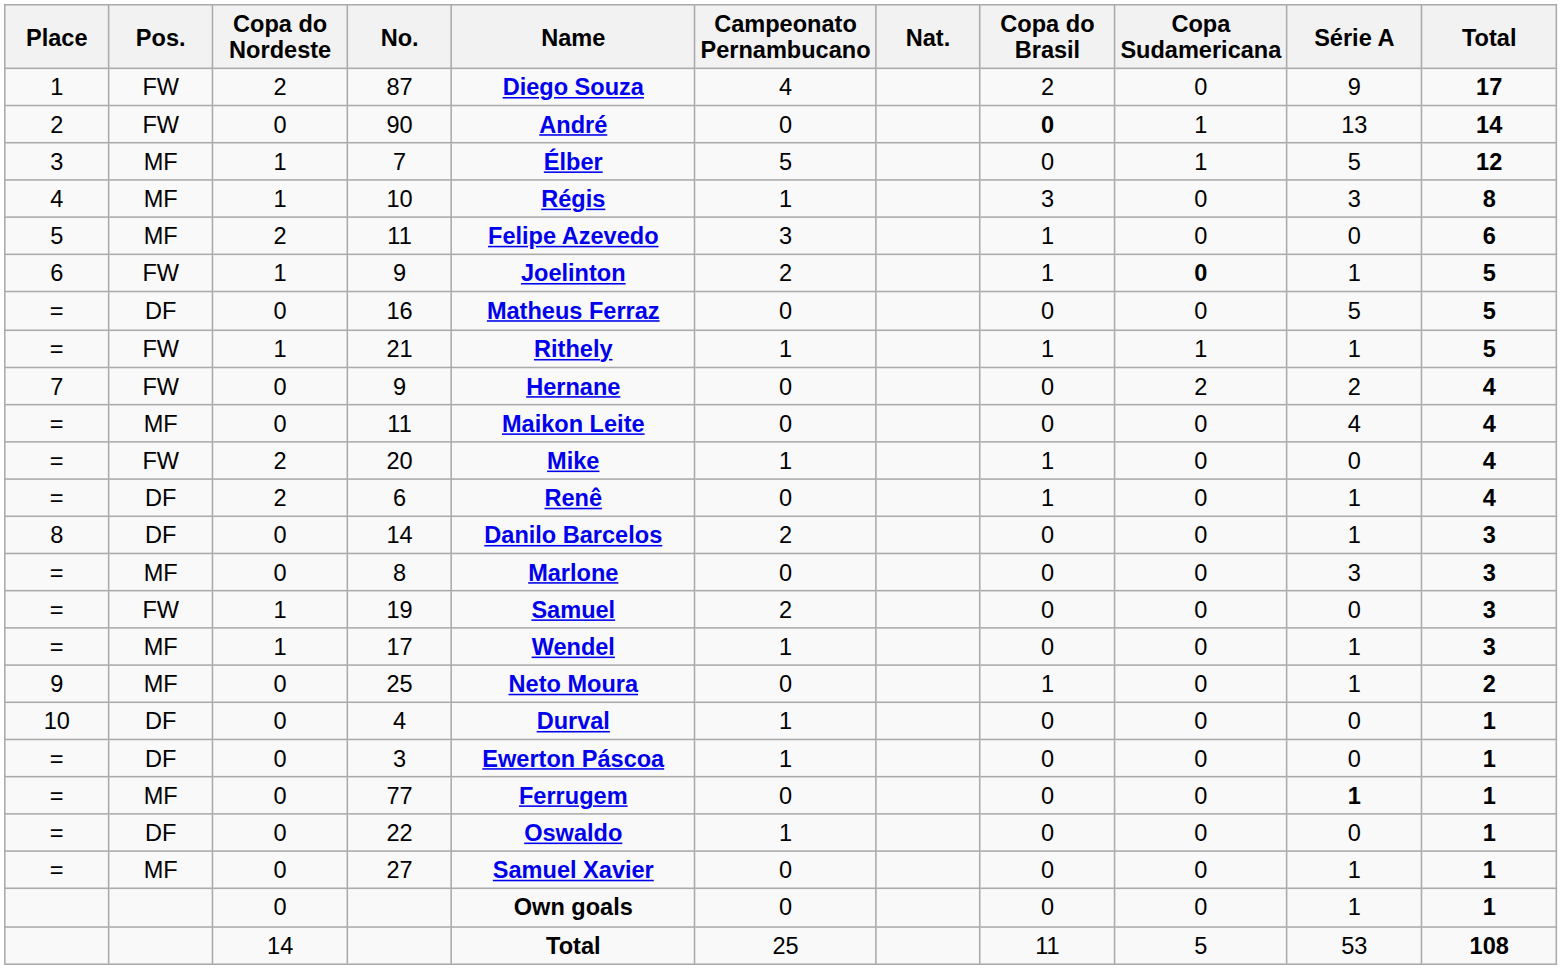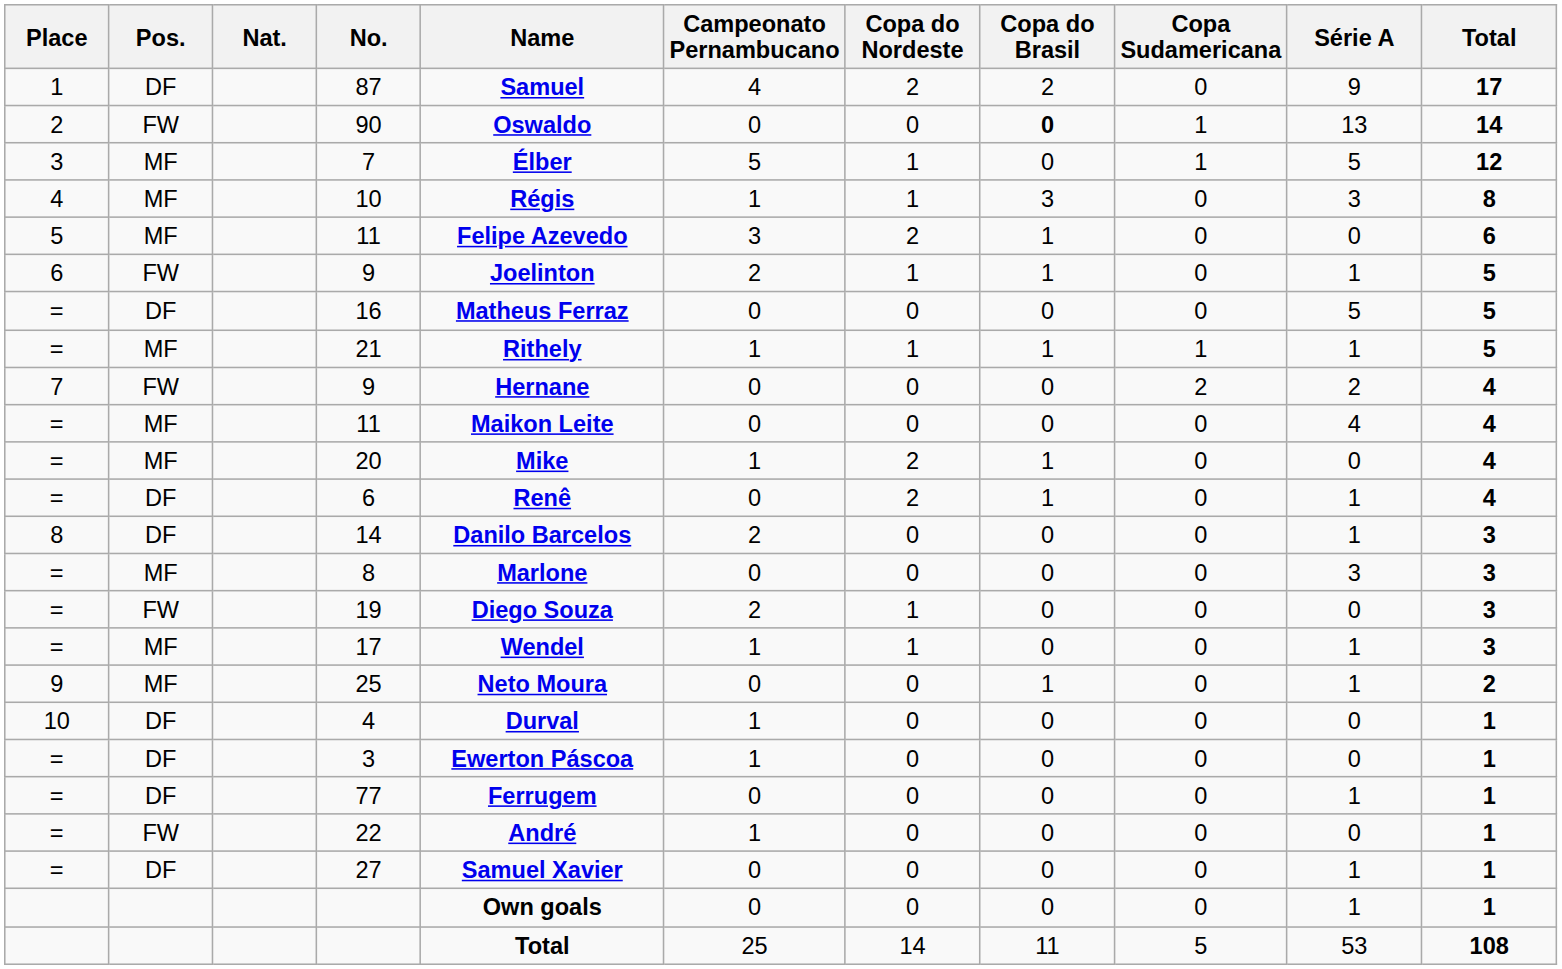columns swapped: (928, 37) <-> (280, 37)
(161, 87) FW -> (161, 87) DF
(573, 87) Diego Souza -> (542, 87) Samuel
(573, 125) André -> (542, 125) Oswaldo
(1201, 274) bold -> (1201, 274) normal
(161, 348) FW -> (161, 348) MF
(161, 460) FW -> (161, 460) MF
(573, 609) Samuel -> (542, 609) Diego Souza
(161, 796) MF -> (161, 796) DF
(1354, 796) bold -> (1354, 796) normal
(161, 833) DF -> (161, 833) FW
(573, 833) Oswaldo -> (542, 833) André
(161, 870) MF -> (161, 870) DF
